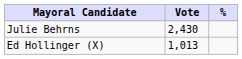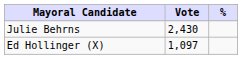(183, 46) 1,013 -> (183, 46) 1,097
